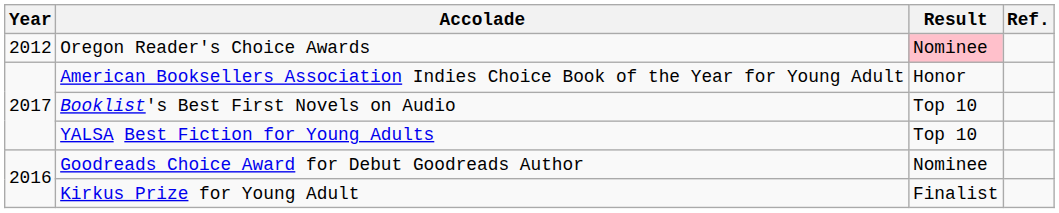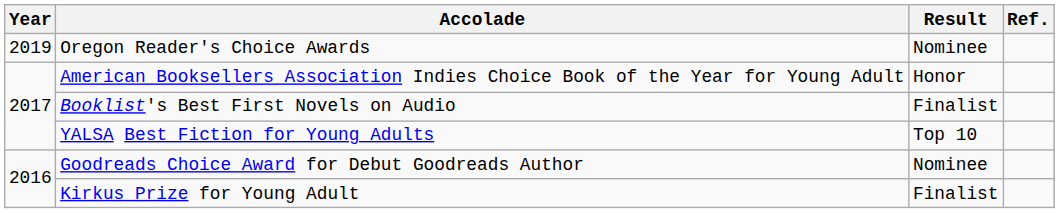(30, 48) 2012 -> (30, 48) 2019
(950, 48) pink background -> (950, 48) no background
(945, 106) Top 10 -> (956, 106) Finalist
